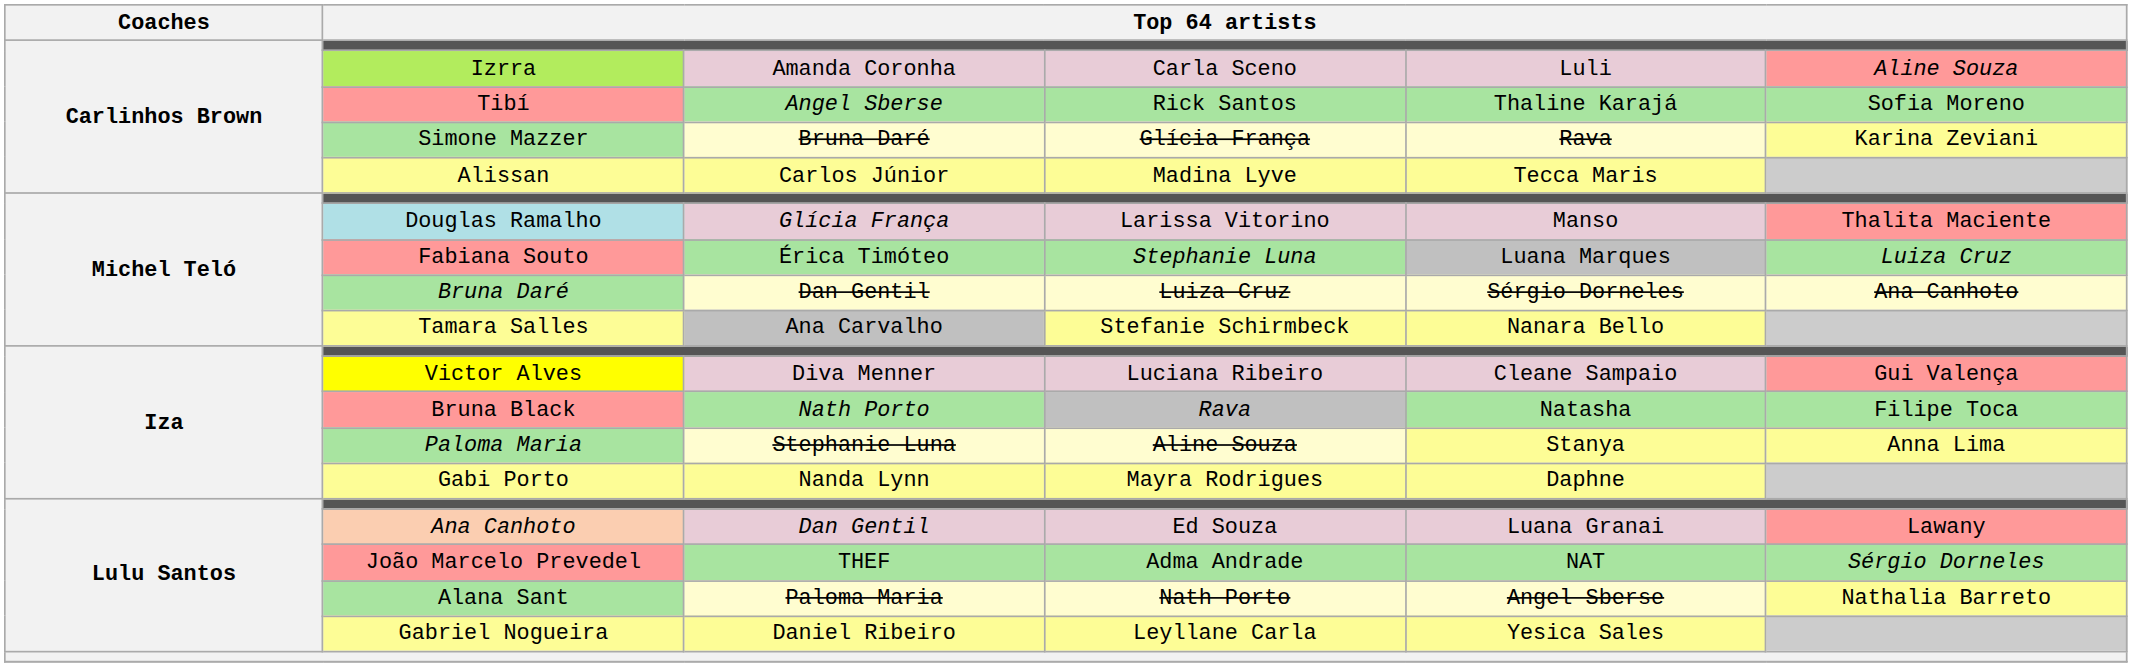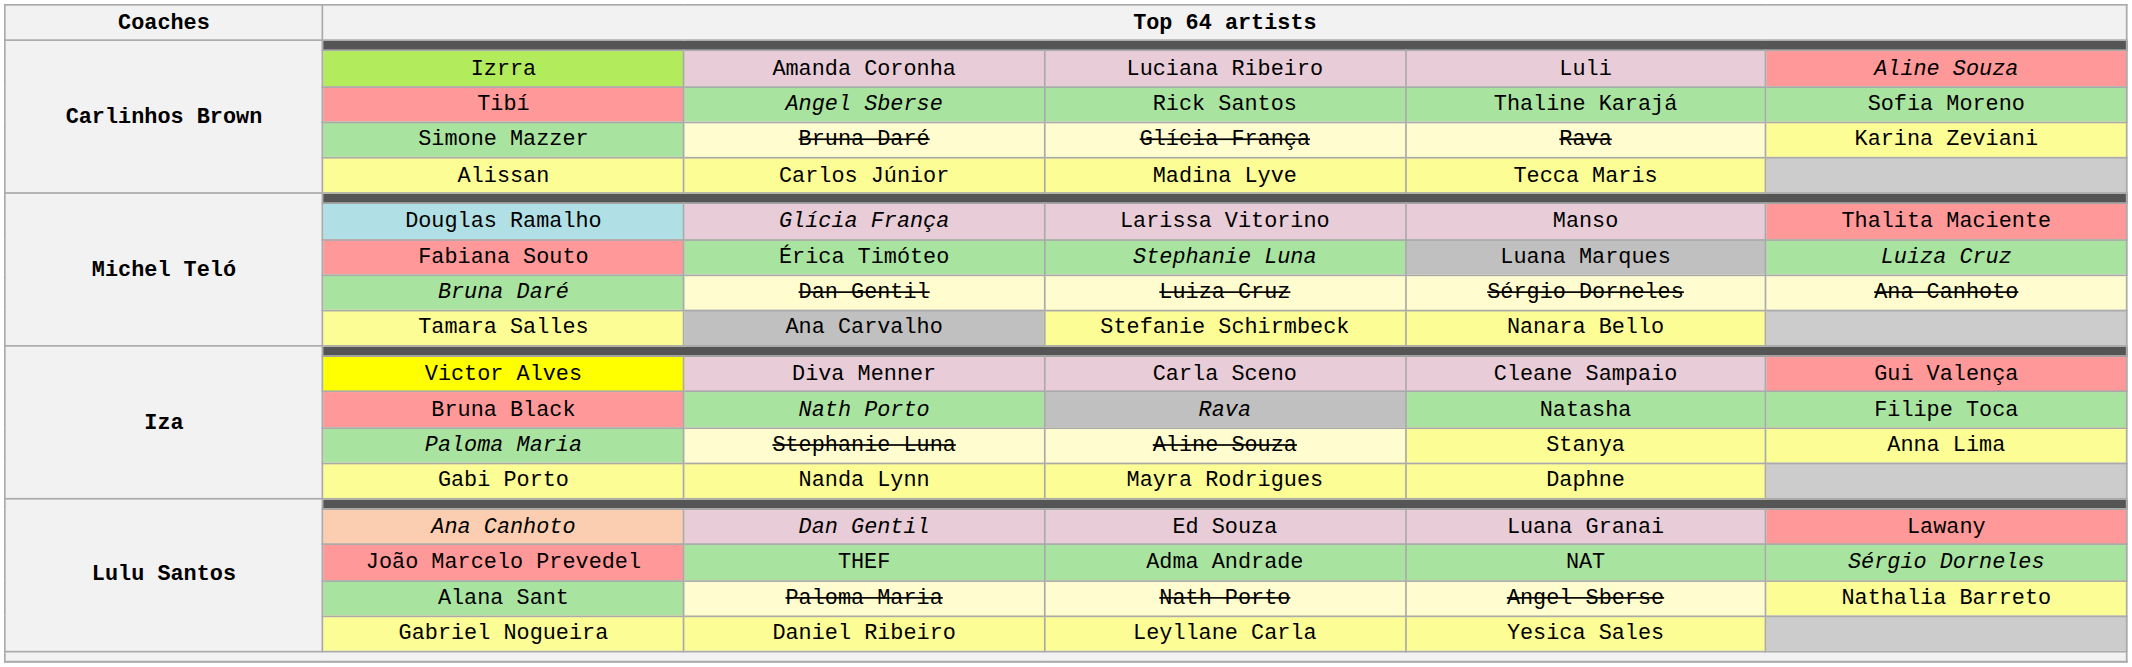(1225, 69) Carla Sceno -> (1225, 69) Luciana Ribeiro
(1225, 374) Luciana Ribeiro -> (1225, 374) Carla Sceno
